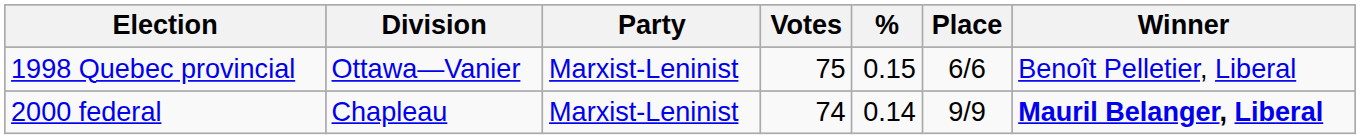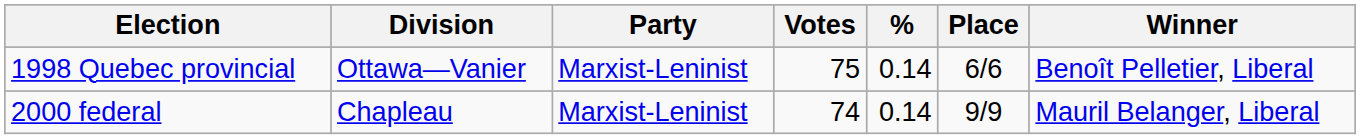(890, 68) 0.15 -> (905, 68) 0.14
(1171, 111) bold -> (1177, 111) normal
